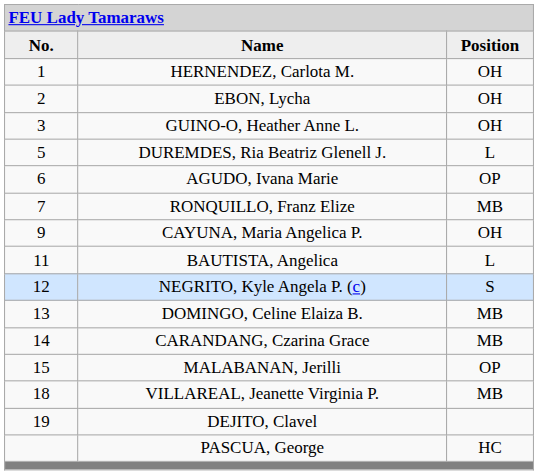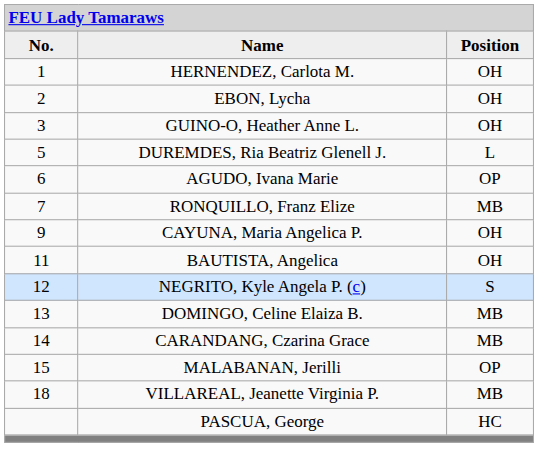(490, 260) L -> (490, 260) OH
- row: (262, 421)
